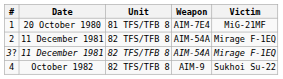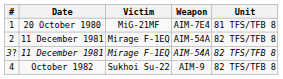columns swapped: (139, 11) <-> (245, 11)
